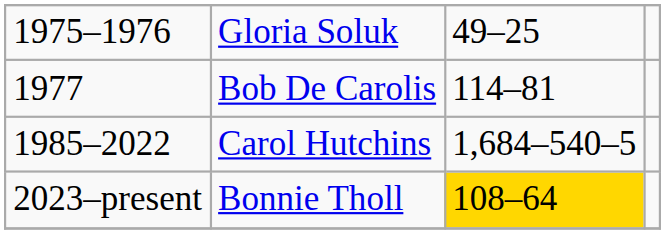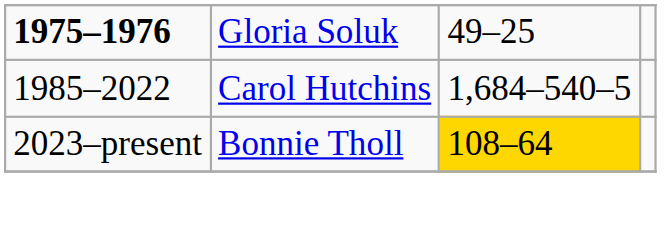(92, 32) normal -> (92, 32) bold
- row: (327, 87)
